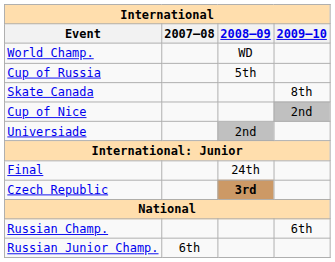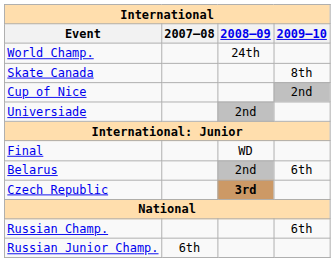(246, 53) WD -> (246, 53) 24th
- row: (54, 73)
(246, 170) 24th -> (246, 151) WD
+ row: (33, 170)
